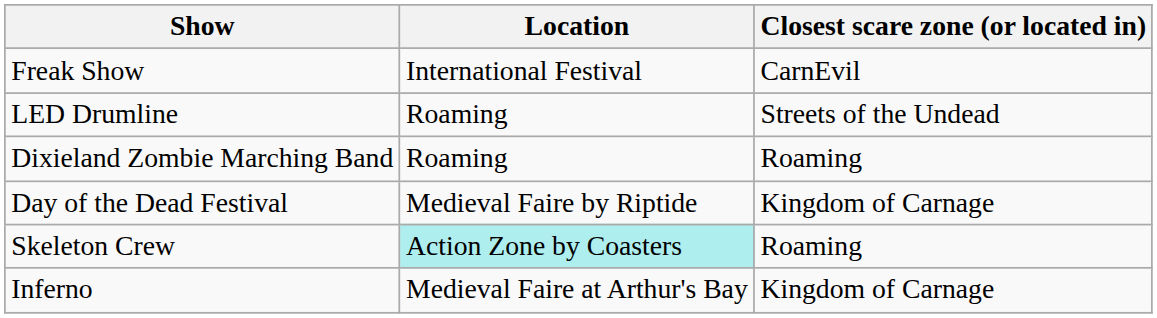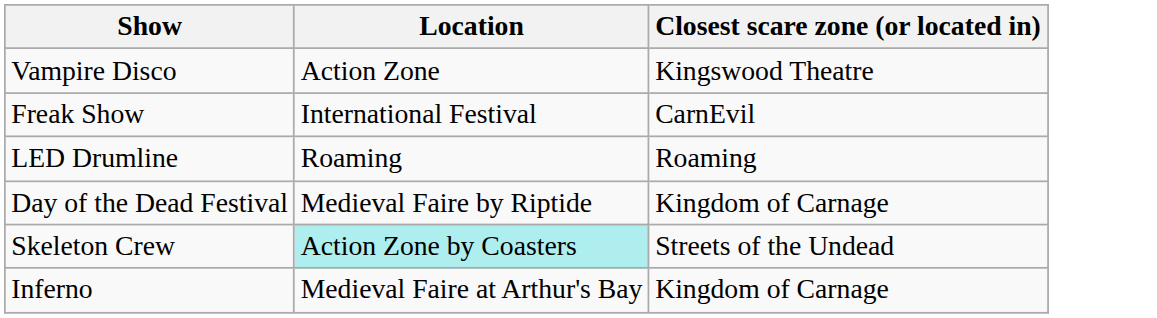+ row: (94, 70)
(880, 114) Streets of the Undead -> (706, 158) Roaming
- row: (202, 158)
(811, 245) Roaming -> (775, 245) Streets of the Undead
